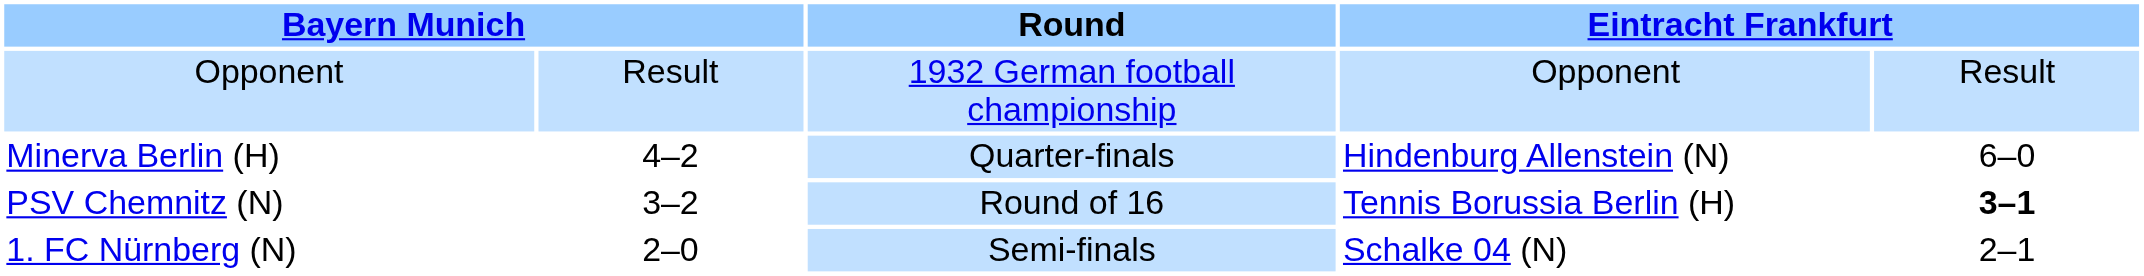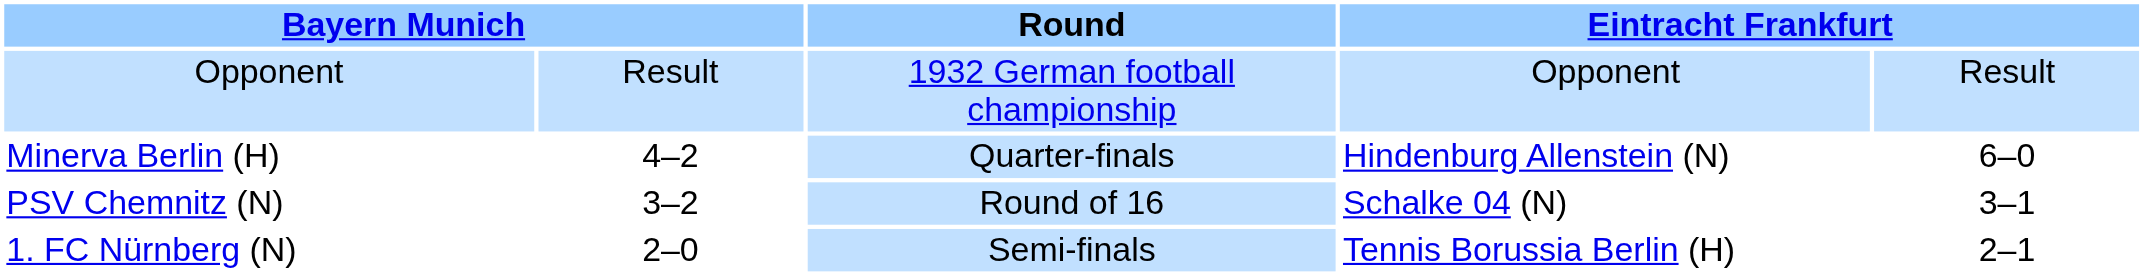(1539, 202) Tennis Borussia Berlin (H) -> (1455, 202) Schalke 04 (N)
(2007, 202) bold -> (2007, 202) normal
(1455, 249) Schalke 04 (N) -> (1539, 249) Tennis Borussia Berlin (H)
